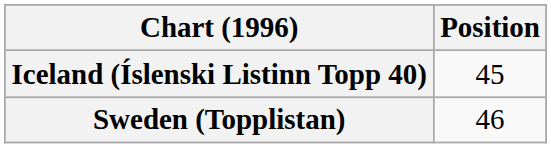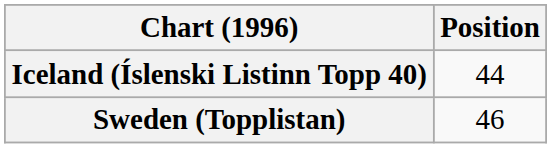(490, 73) 45 -> (490, 73) 44
